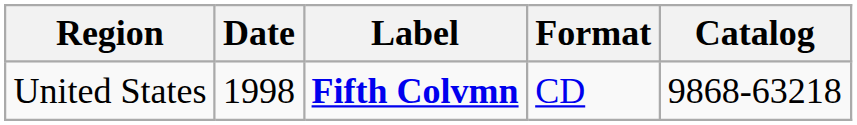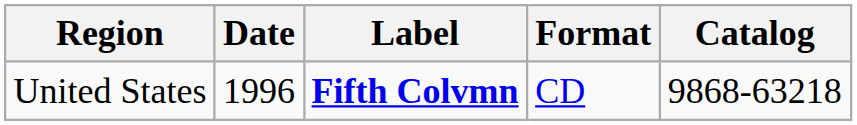(259, 90) 1998 -> (259, 90) 1996
